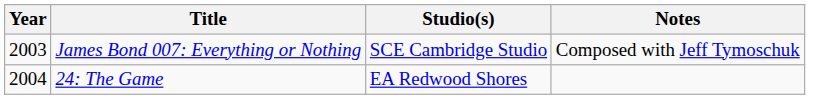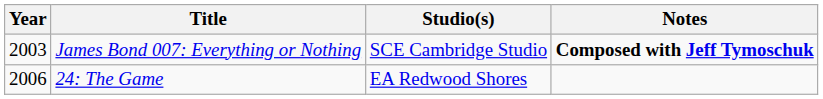(678, 49) normal -> (685, 49) bold
(28, 79) 2004 -> (28, 79) 2006
